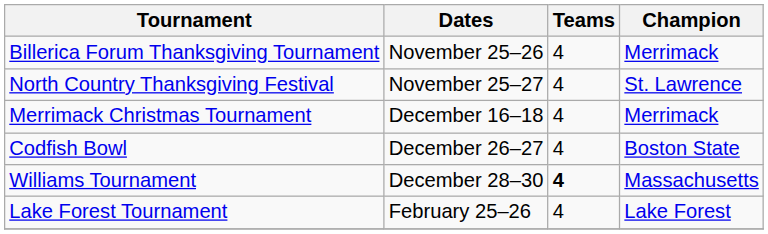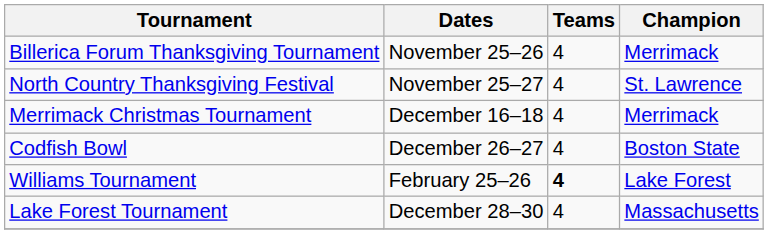(466, 180) December 28–30 -> (460, 180) February 25–26
(692, 180) Massachusetts -> (678, 180) Lake Forest
(460, 212) February 25–26 -> (466, 212) December 28–30
(678, 212) Lake Forest -> (692, 212) Massachusetts
